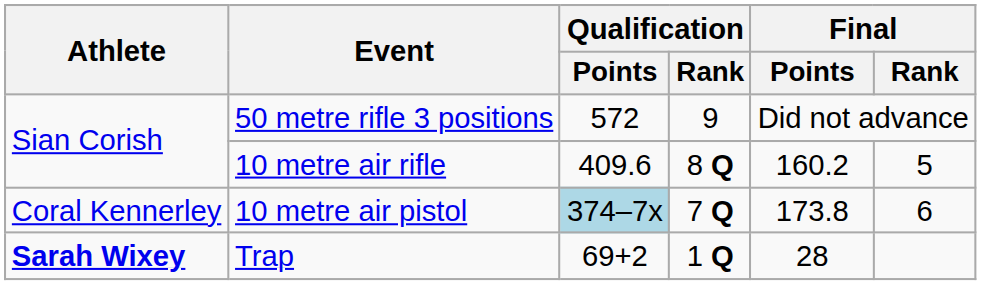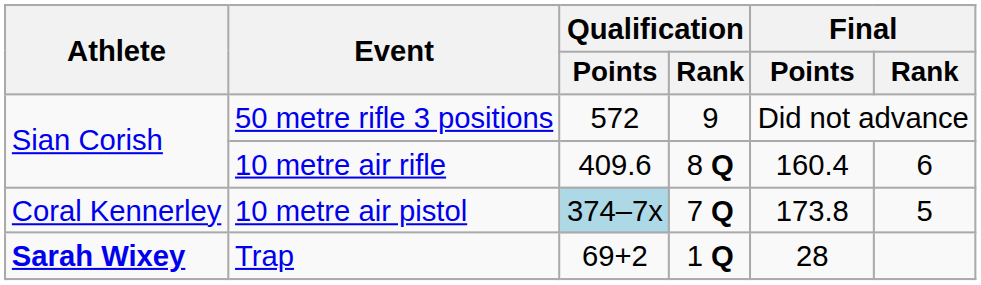(812, 164) 160.2 -> (812, 164) 160.4
(925, 164) 5 -> (925, 164) 6
(925, 211) 6 -> (925, 211) 5
